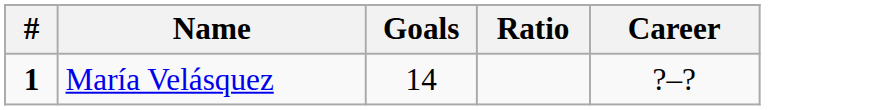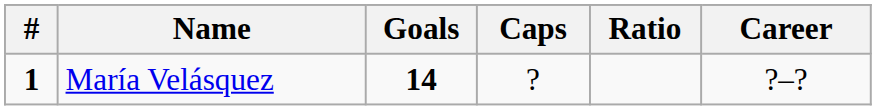+ column: (533, 29)
(421, 78) normal -> (421, 78) bold
